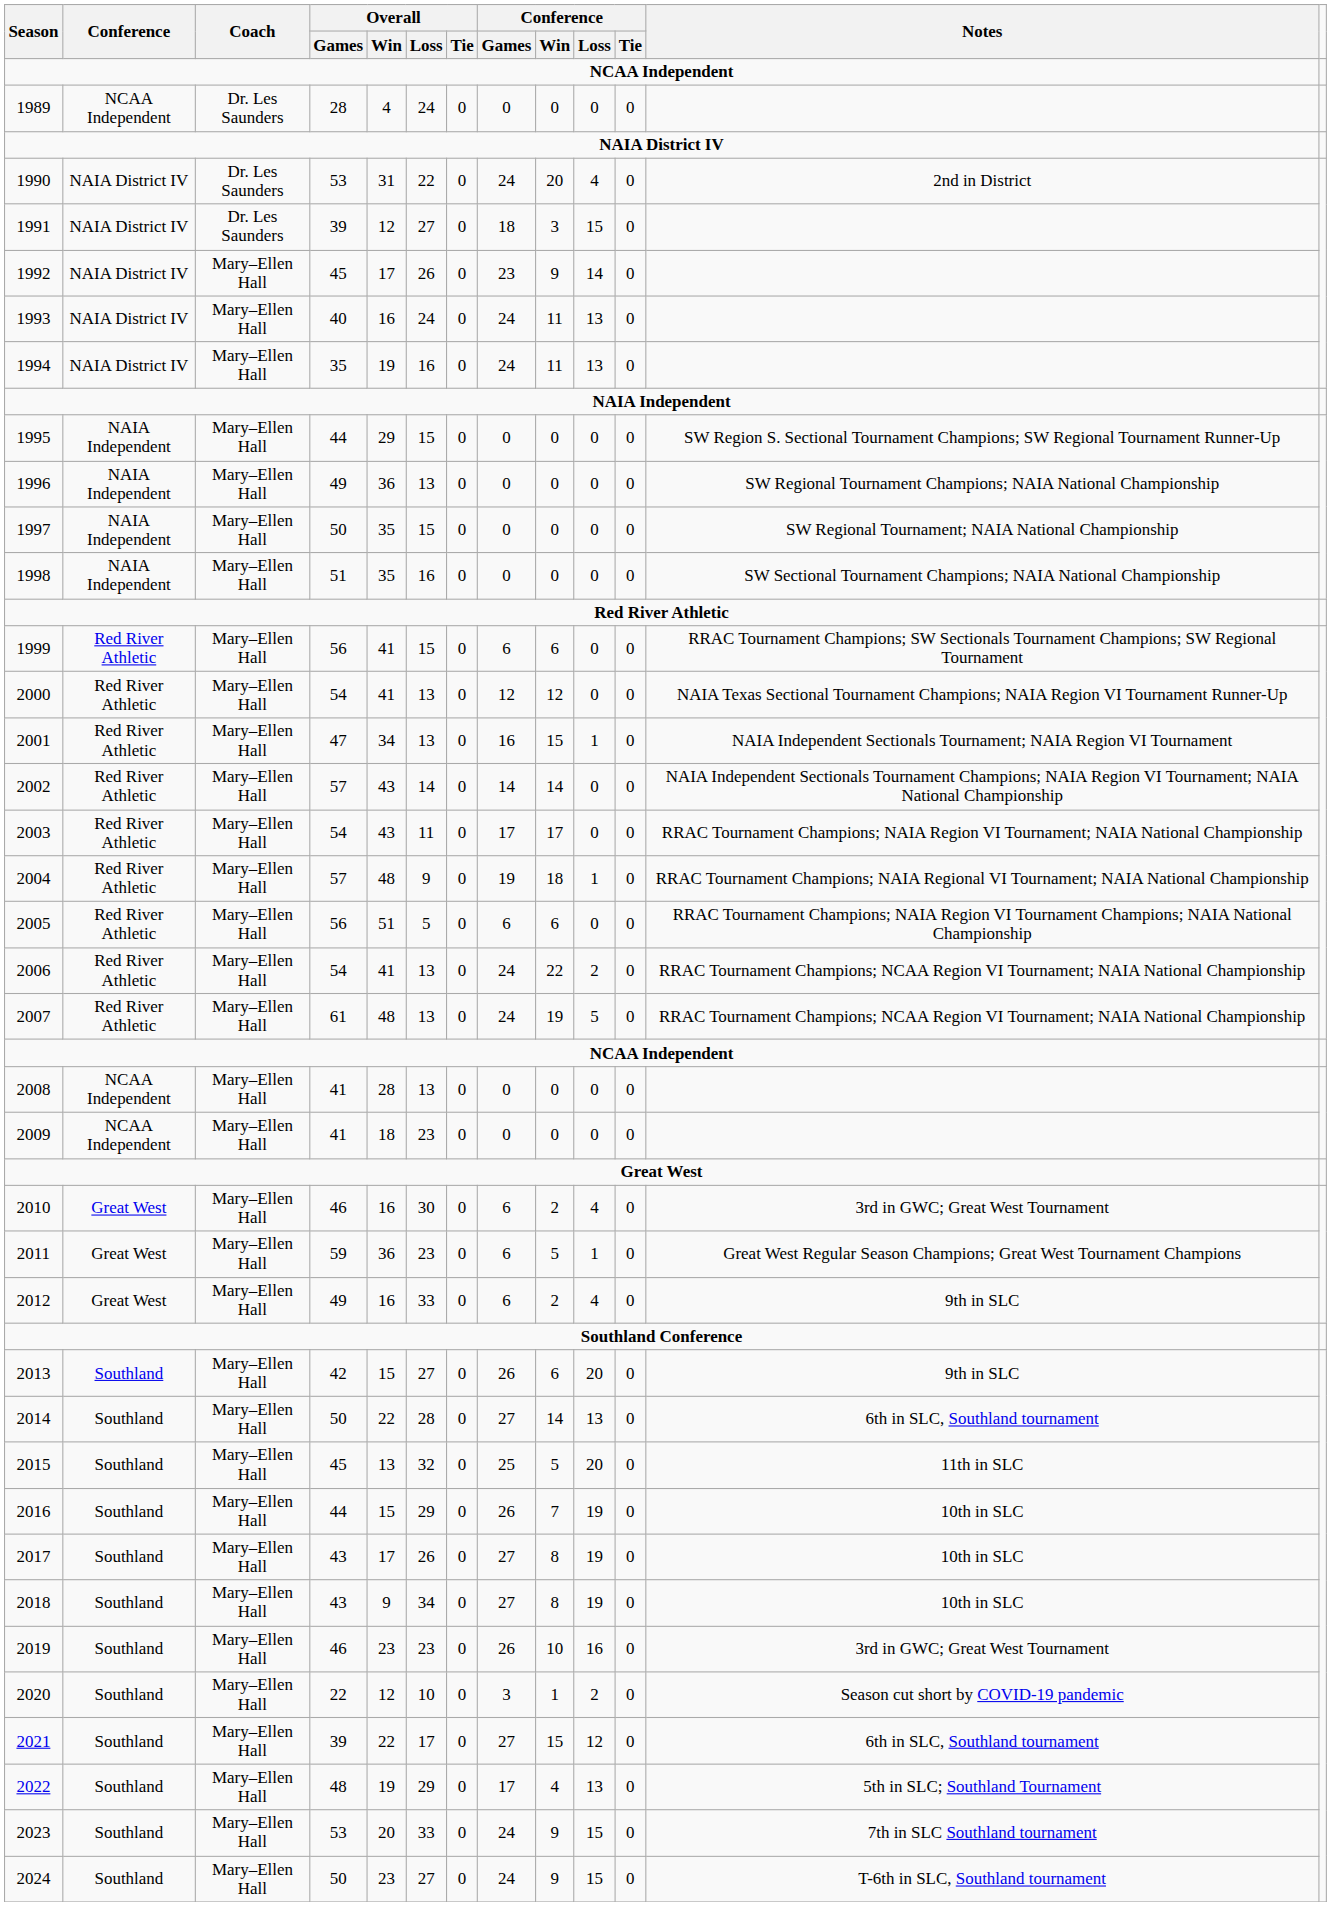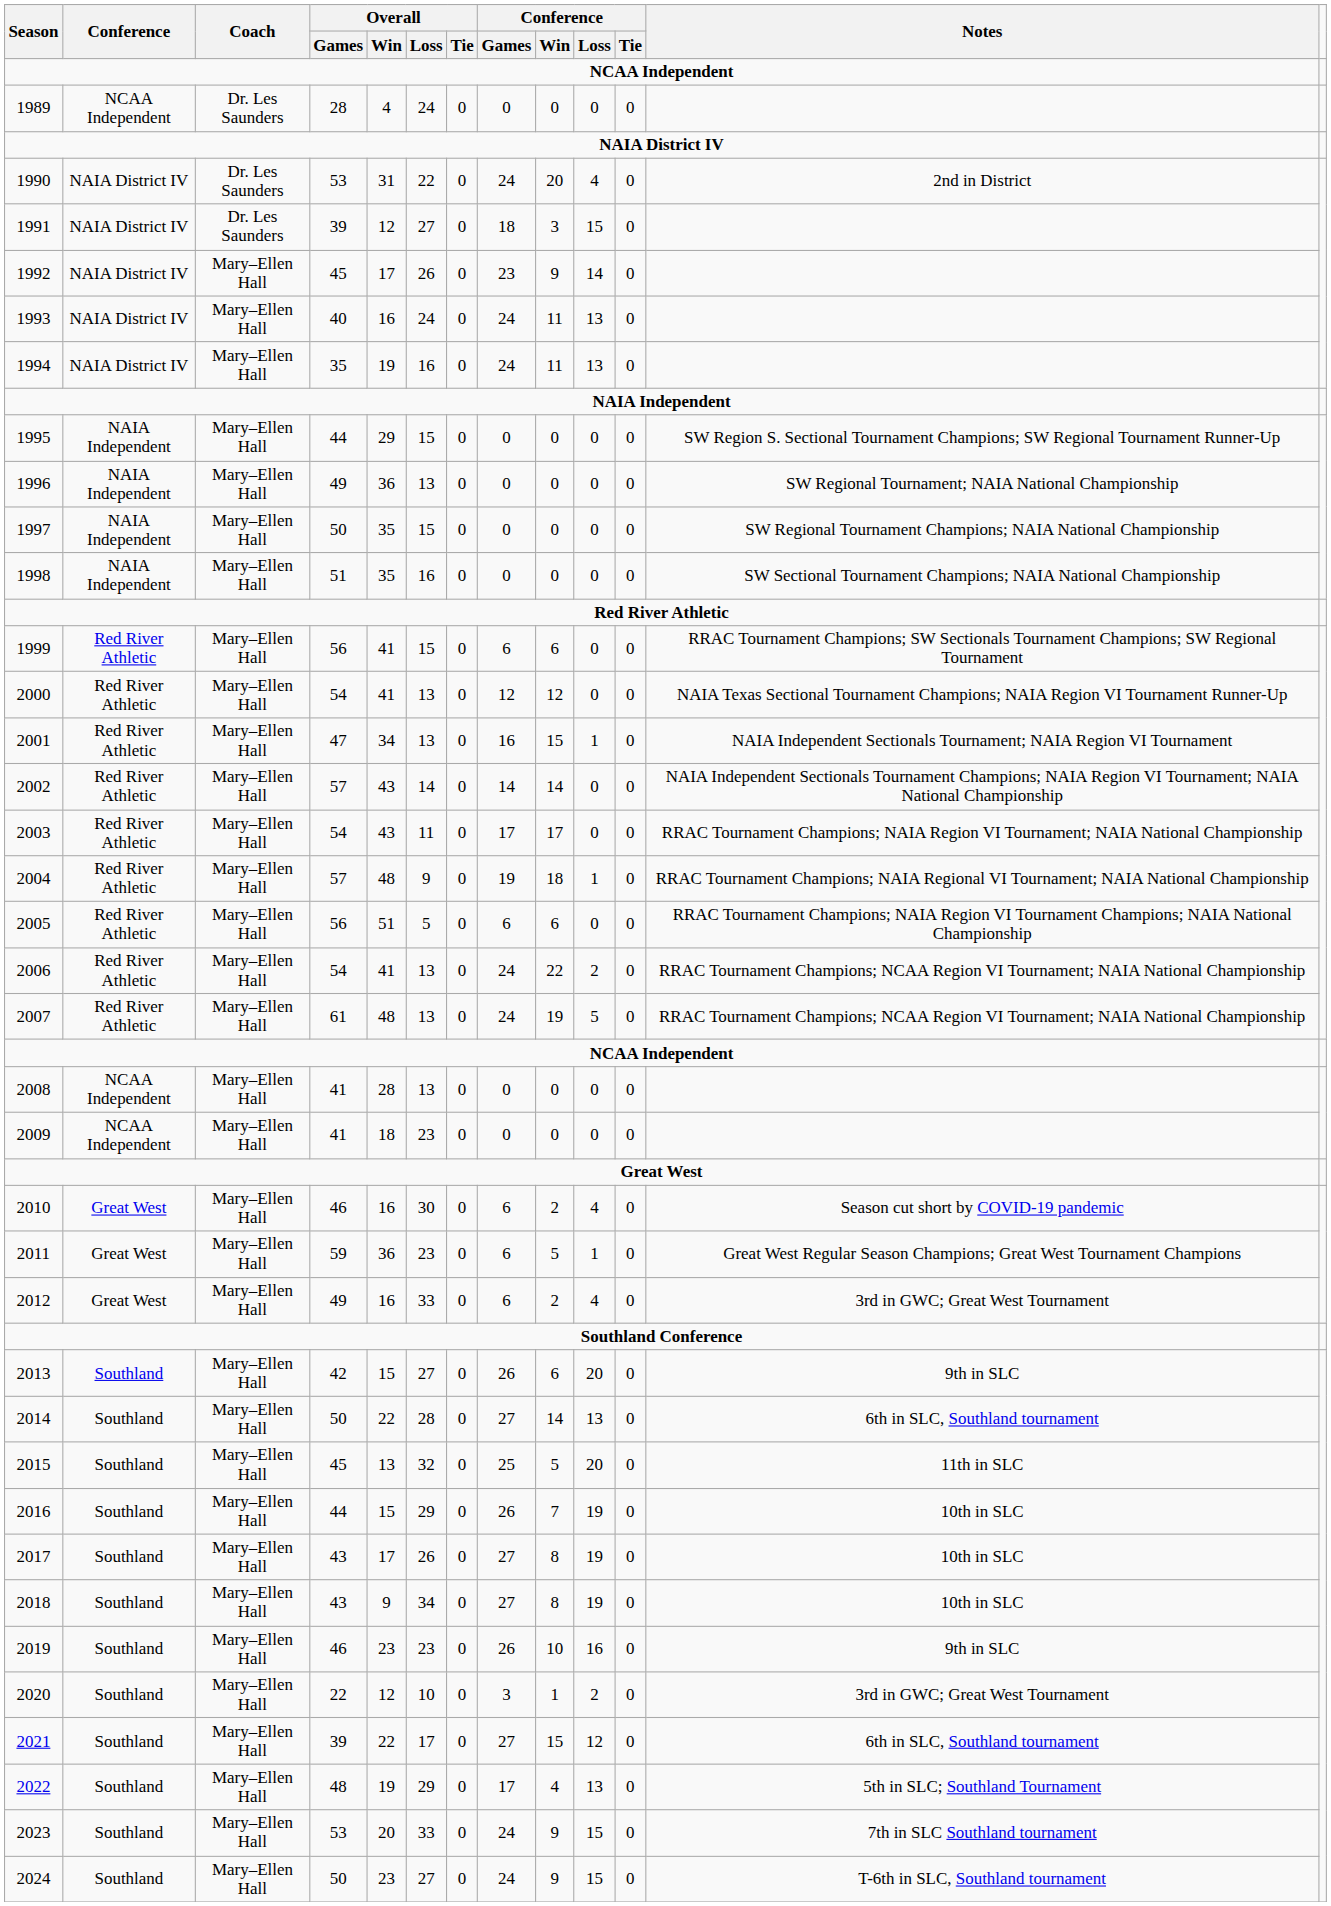(982, 483) SW Regional Tournament Champions; NAIA National Championship -> (982, 483) SW Regional Tournament; NAIA National Championship
(982, 529) SW Regional Tournament; NAIA National Championship -> (982, 529) SW Regional Tournament Champions; NAIA National Championship
(982, 1208) 3rd in GWC; Great West Tournament -> (982, 1208) Season cut short by COVID-19 pandemic
(982, 1300) 9th in SLC -> (982, 1300) 3rd in GWC; Great West Tournament
(982, 1648) 3rd in GWC; Great West Tournament -> (982, 1648) 9th in SLC
(982, 1694) Season cut short by COVID-19 pandemic -> (982, 1694) 3rd in GWC; Great West Tournament
